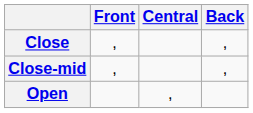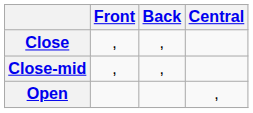columns swapped: (170, 17) <-> (225, 17)
